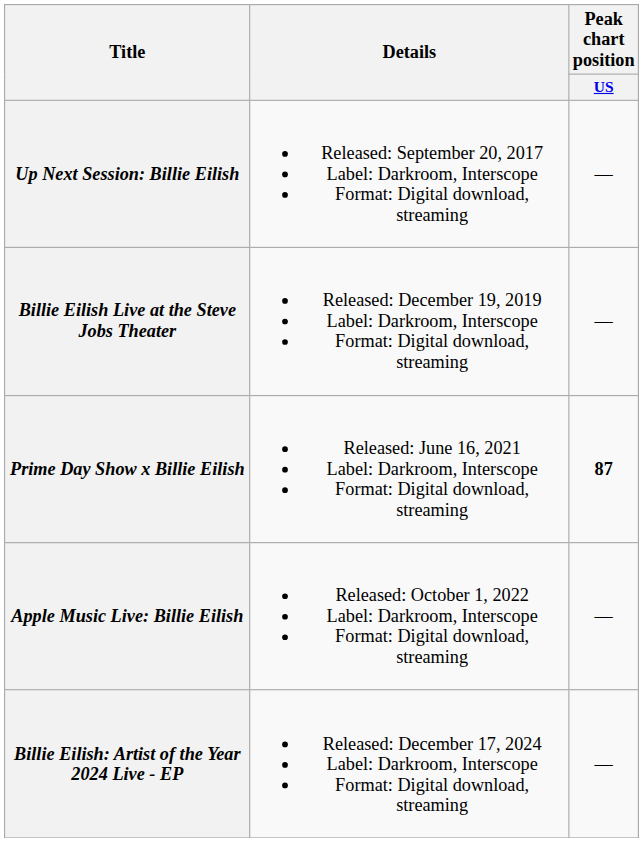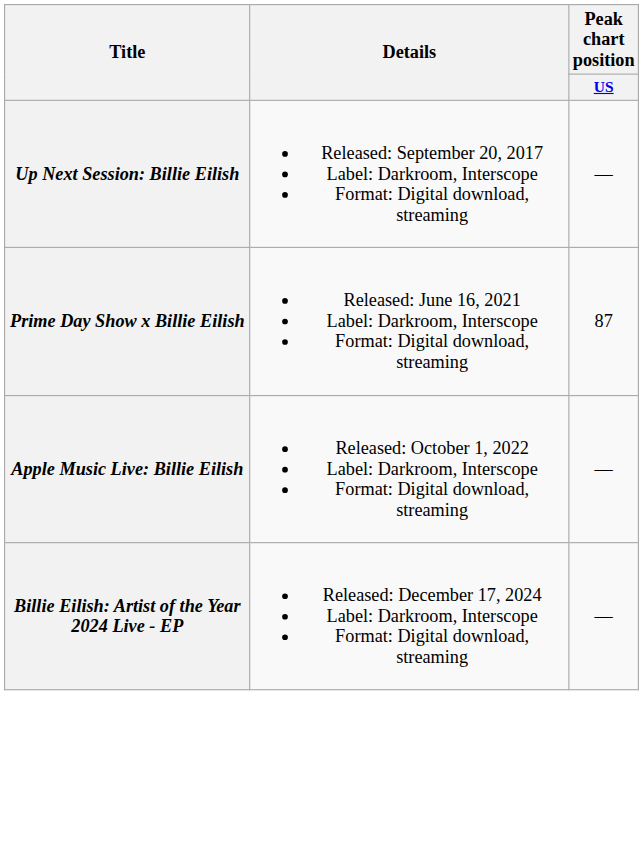- row: (127, 321)
(604, 468) bold -> (604, 321) normal
